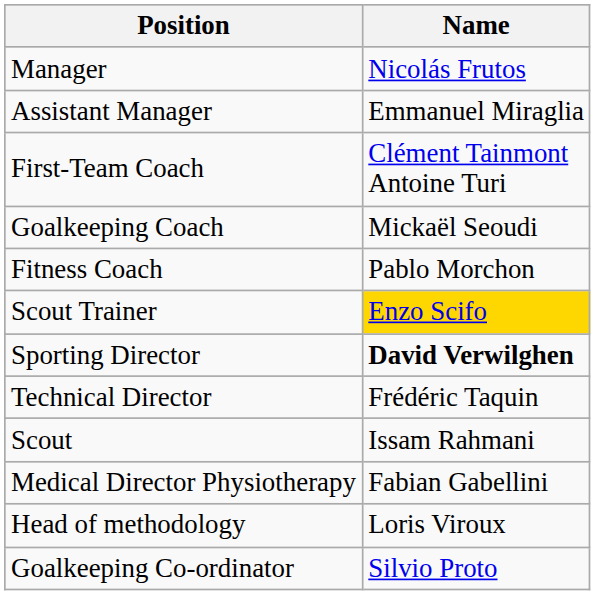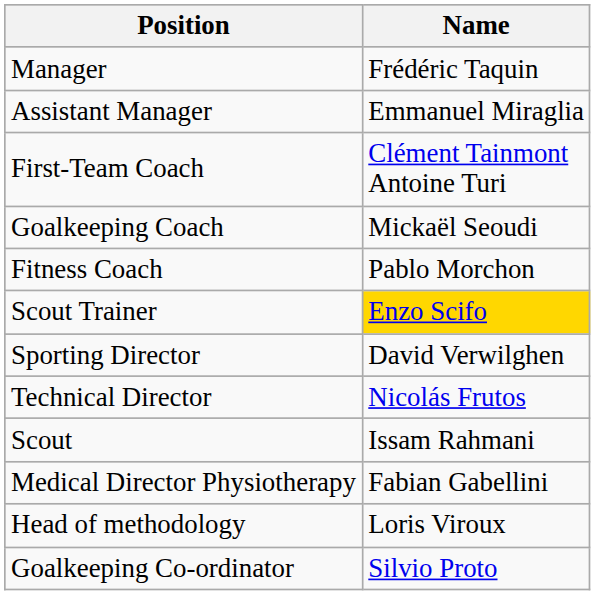(447, 68) Nicolás Frutos -> (453, 68) Frédéric Taquin
(471, 354) bold -> (466, 354) normal
(453, 397) Frédéric Taquin -> (447, 397) Nicolás Frutos
